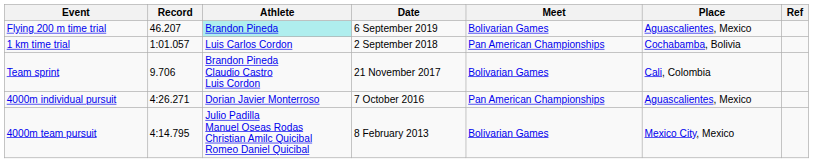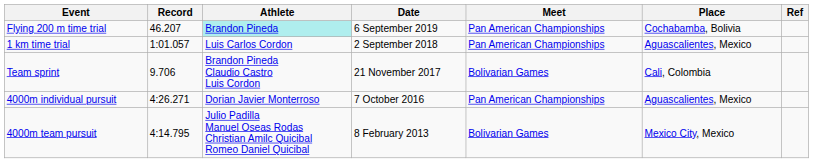(508, 29) Bolivarian Games -> (536, 29) Pan American Championships
(698, 29) Aguascalientes, Mexico -> (693, 29) Cochabamba, Bolivia
(693, 45) Cochabamba, Bolivia -> (698, 45) Aguascalientes, Mexico
